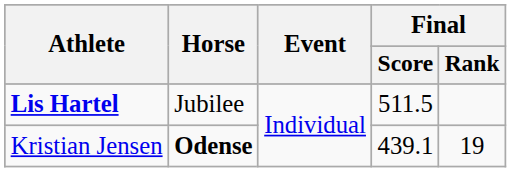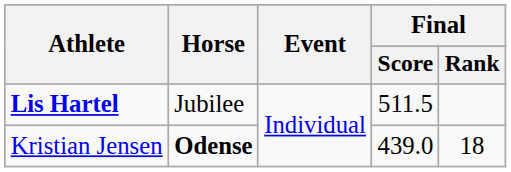(405, 145) 439.1 -> (405, 145) 439.0
(472, 145) 19 -> (472, 145) 18
